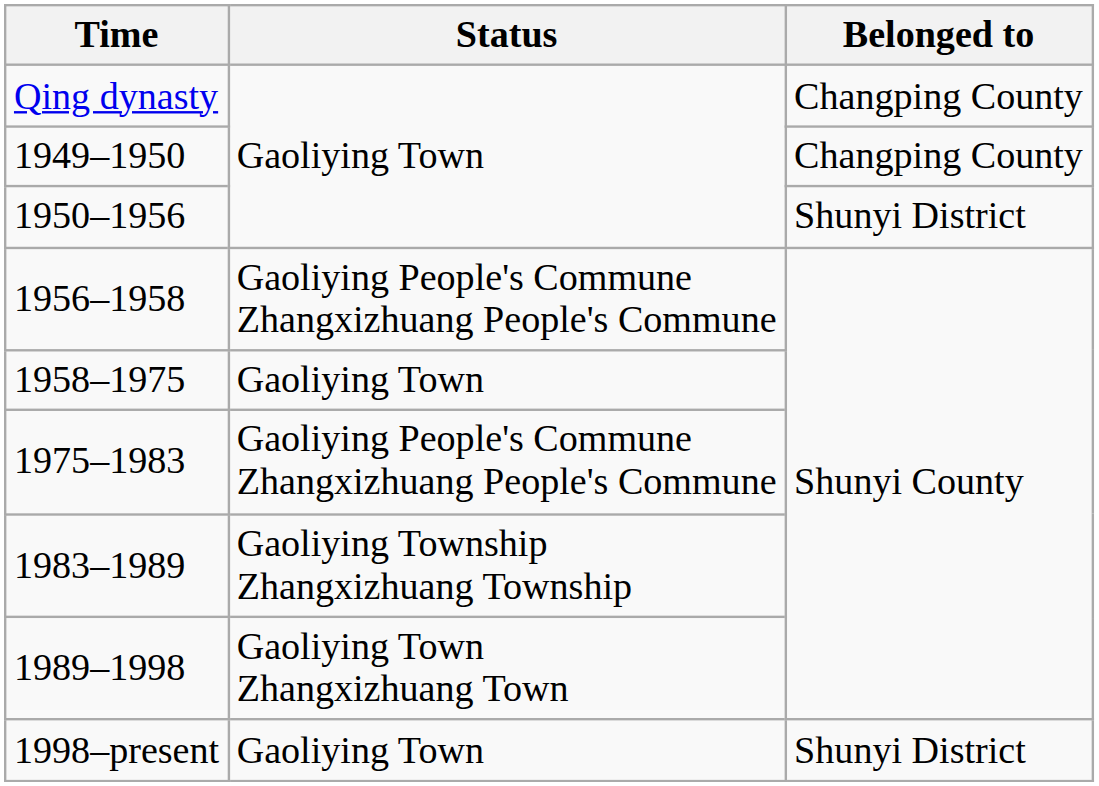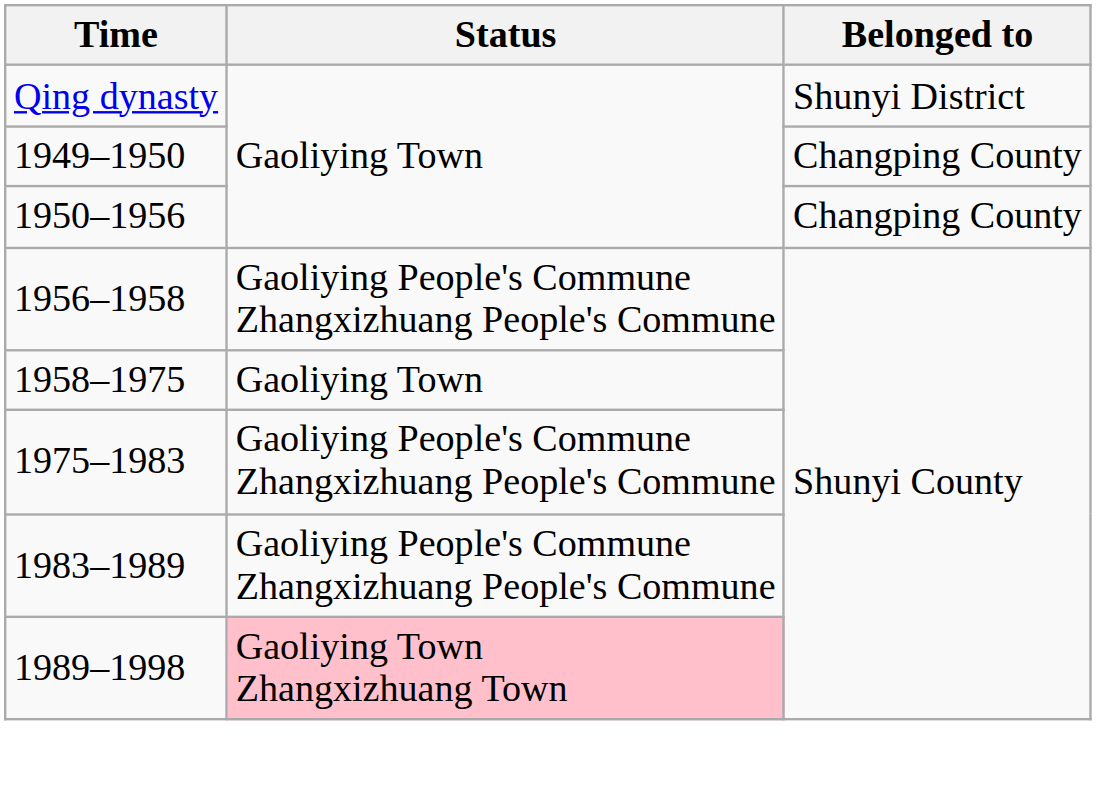(939, 95) Changping County -> (909, 95) Shunyi District
(910, 215) Shunyi District -> (938, 215) Changping County
(434, 564) Gaoliying Township Zhangxizhuang Township -> (506, 564) Gaoliying People's Commune Zhangxizhuang People's Commune
(403, 667) no background -> (402, 667) pink background
- row: (117, 749)
